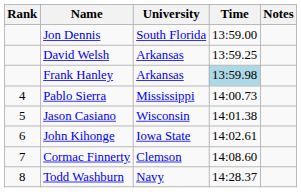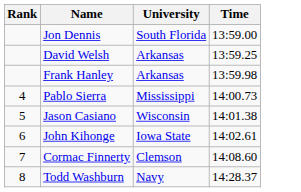- column: (278, 14)
(235, 75) lightblue background -> (235, 75) no background
